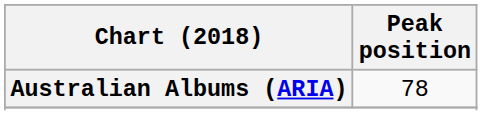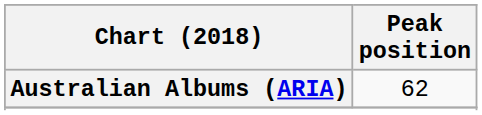(415, 89) 78 -> (415, 89) 62
